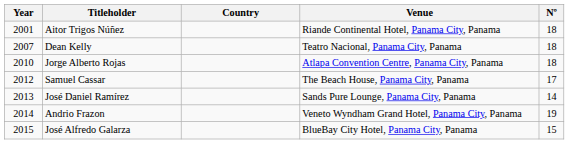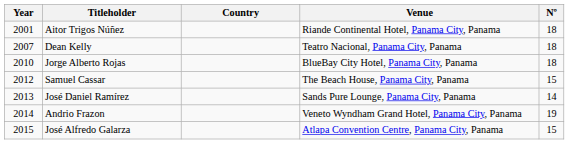(403, 63) Atlapa Convention Centre, Panama City, Panama -> (390, 63) BlueBay City Hotel, Panama City, Panama
(552, 80) 17 -> (552, 80) 15
(390, 130) BlueBay City Hotel, Panama City, Panama -> (403, 130) Atlapa Convention Centre, Panama City, Panama
